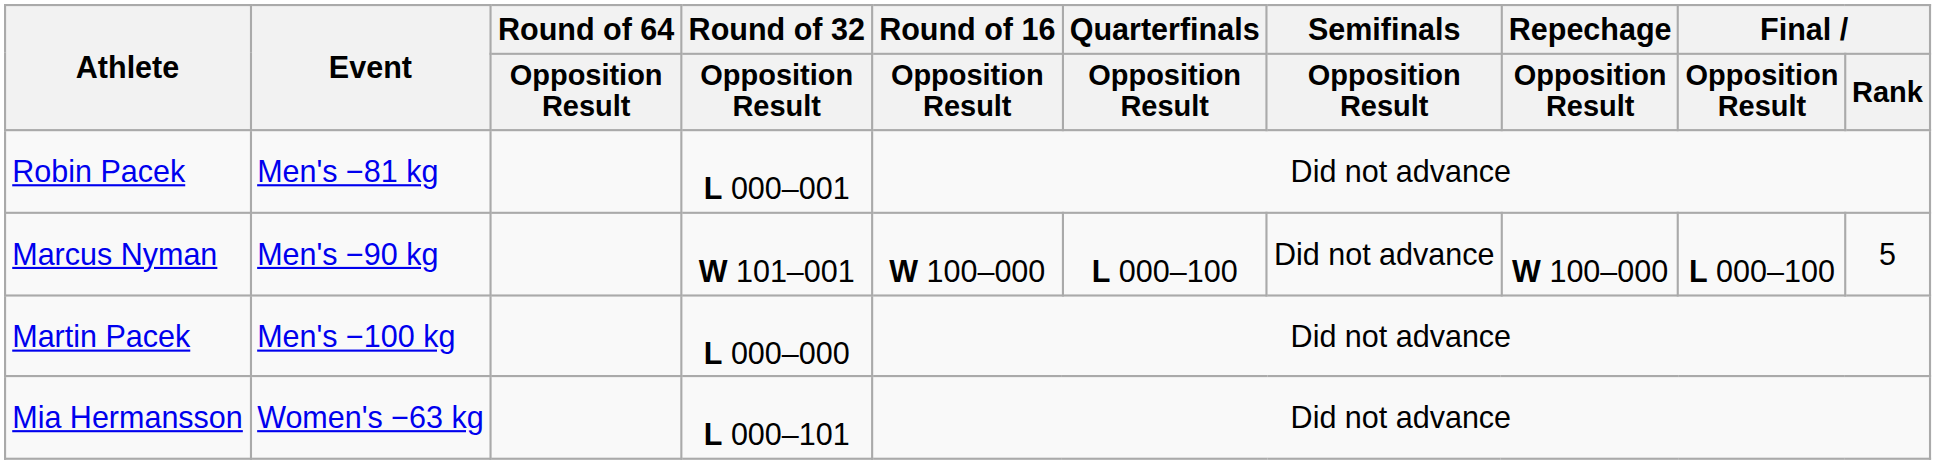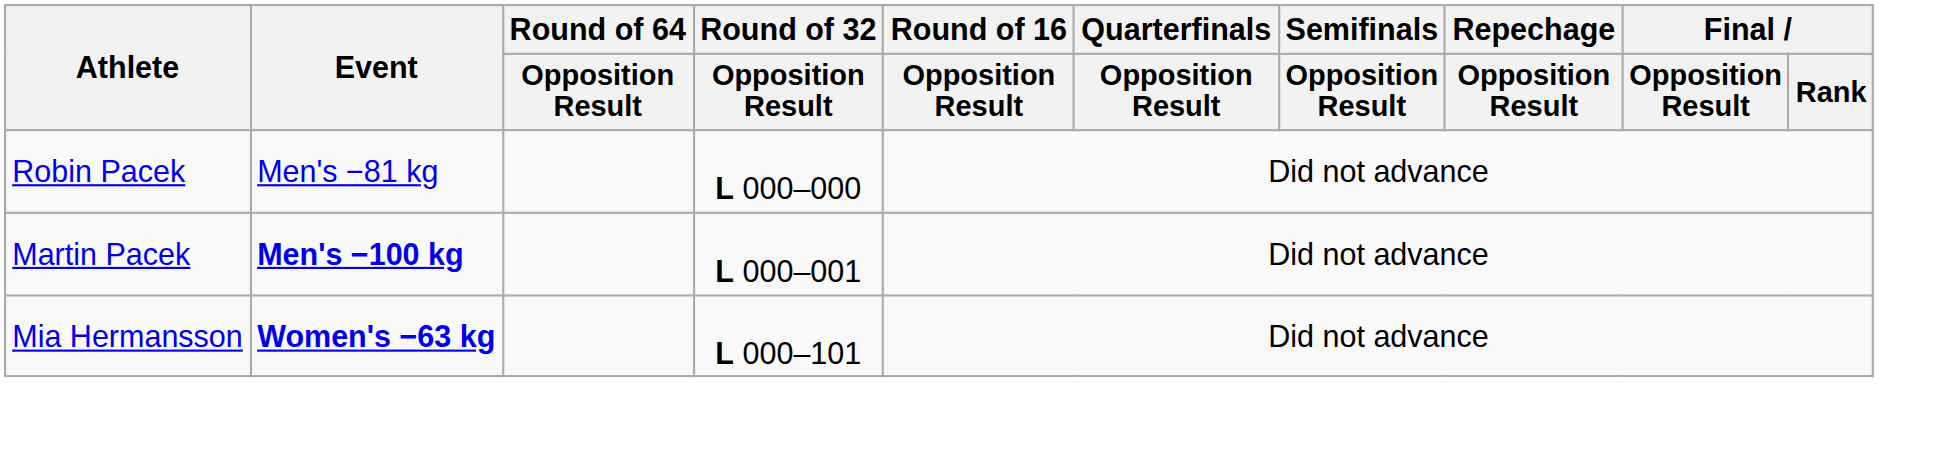(777, 189) L 000–001 -> (788, 189) L 000–000
- row: (115, 254)
(356, 336) normal -> (360, 254) bold
(777, 353) L 000–000 -> (788, 271) L 000–001
(370, 419) normal -> (376, 336) bold
